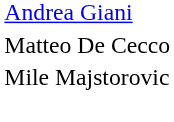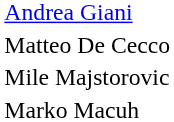+ row: (72, 110)
